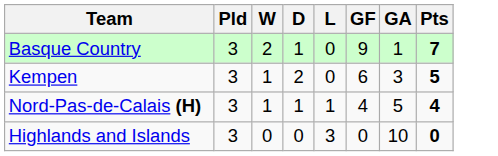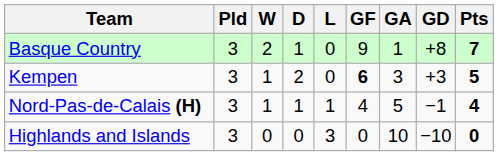+ column: (436, 19)
(363, 77) normal -> (363, 77) bold
